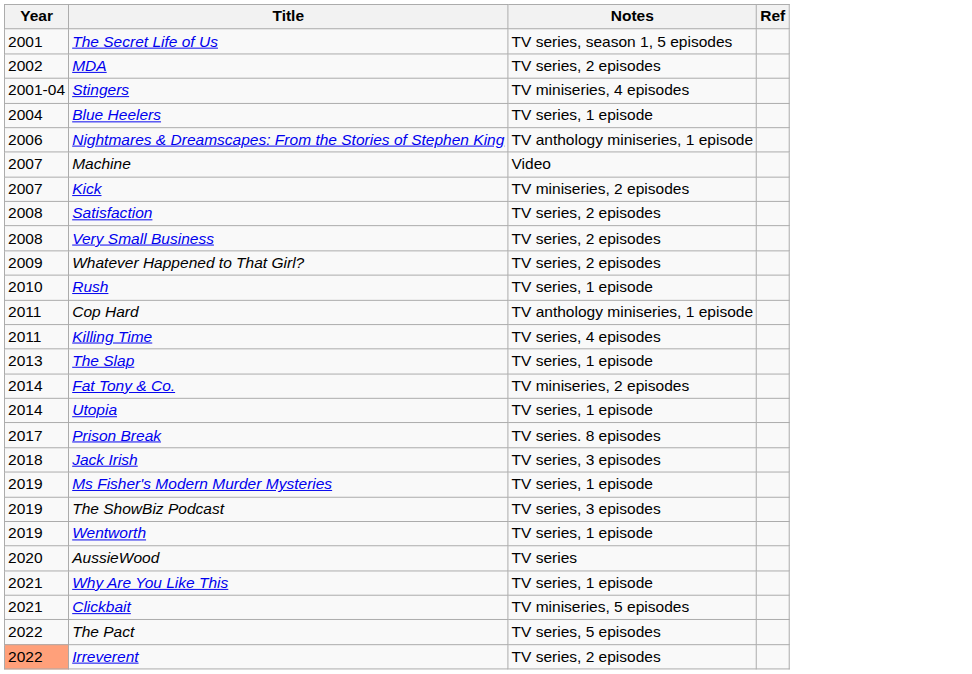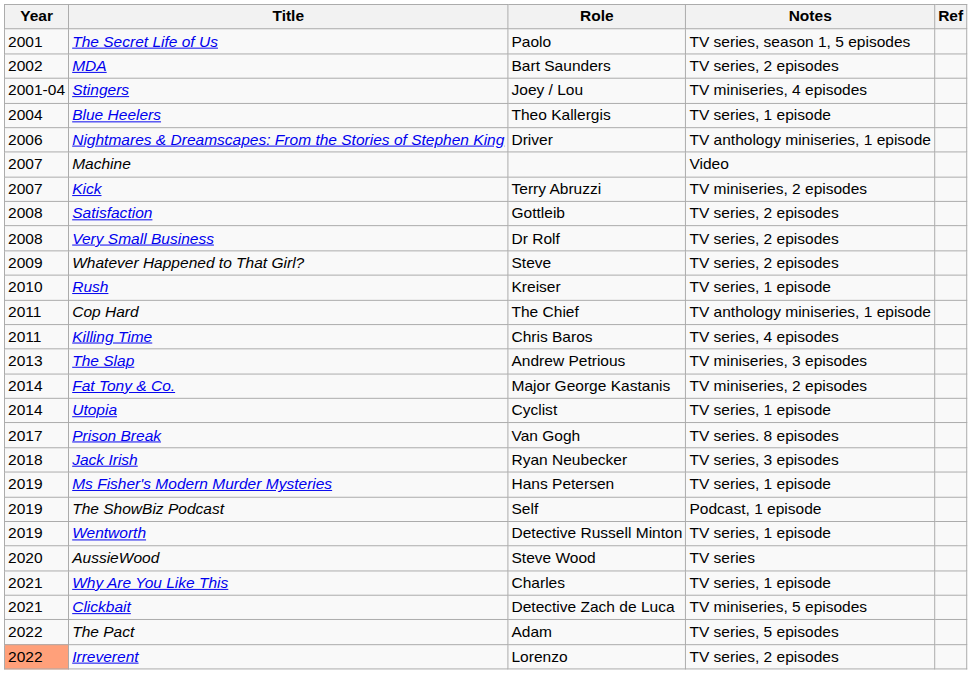+ column: (597, 16)
(582, 361) TV series, 1 episode -> (778, 361) TV miniseries, 3 episodes
(586, 509) TV series, 3 episodes -> (755, 509) Podcast, 1 episode
